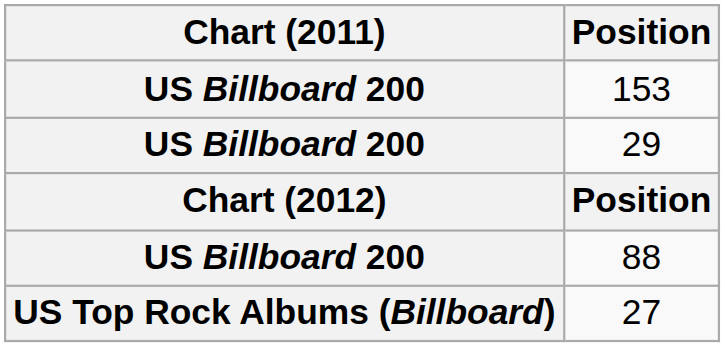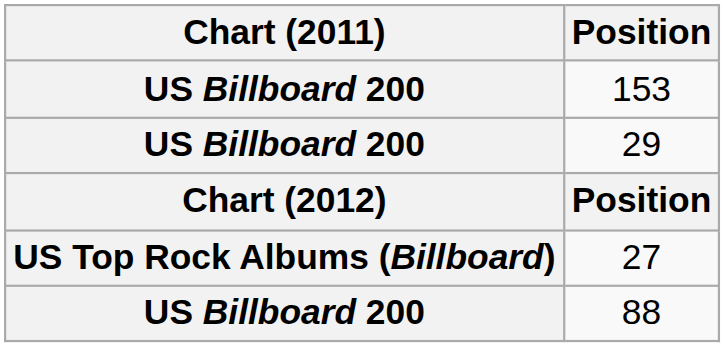rows swapped: (641, 256) <-> (641, 312)
